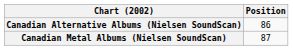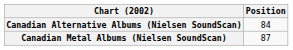(266, 25) 86 -> (266, 25) 84
